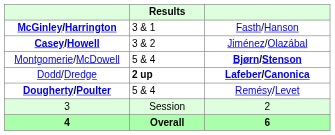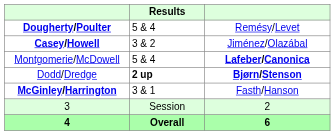rows swapped: (67, 28) <-> (67, 91)
(267, 59) Bjørn/Stenson -> (267, 59) Lafeber/Canonica
(267, 75) Lafeber/Canonica -> (267, 75) Bjørn/Stenson
